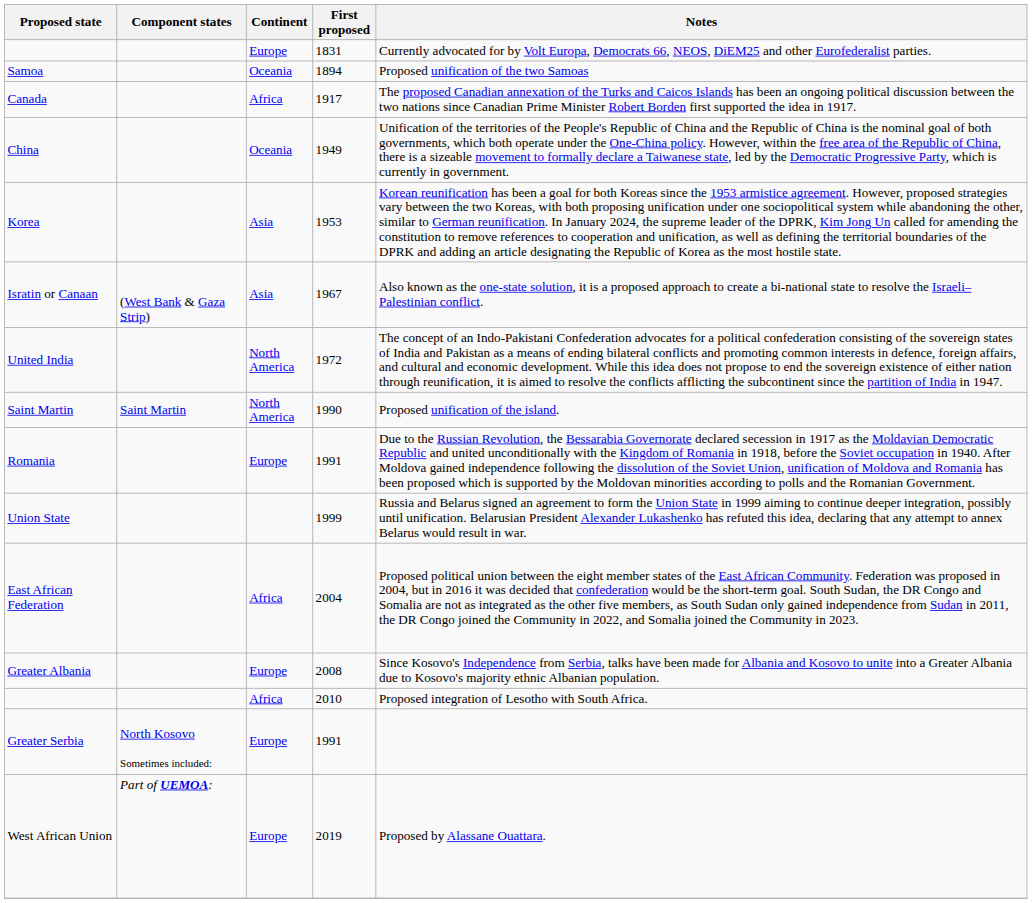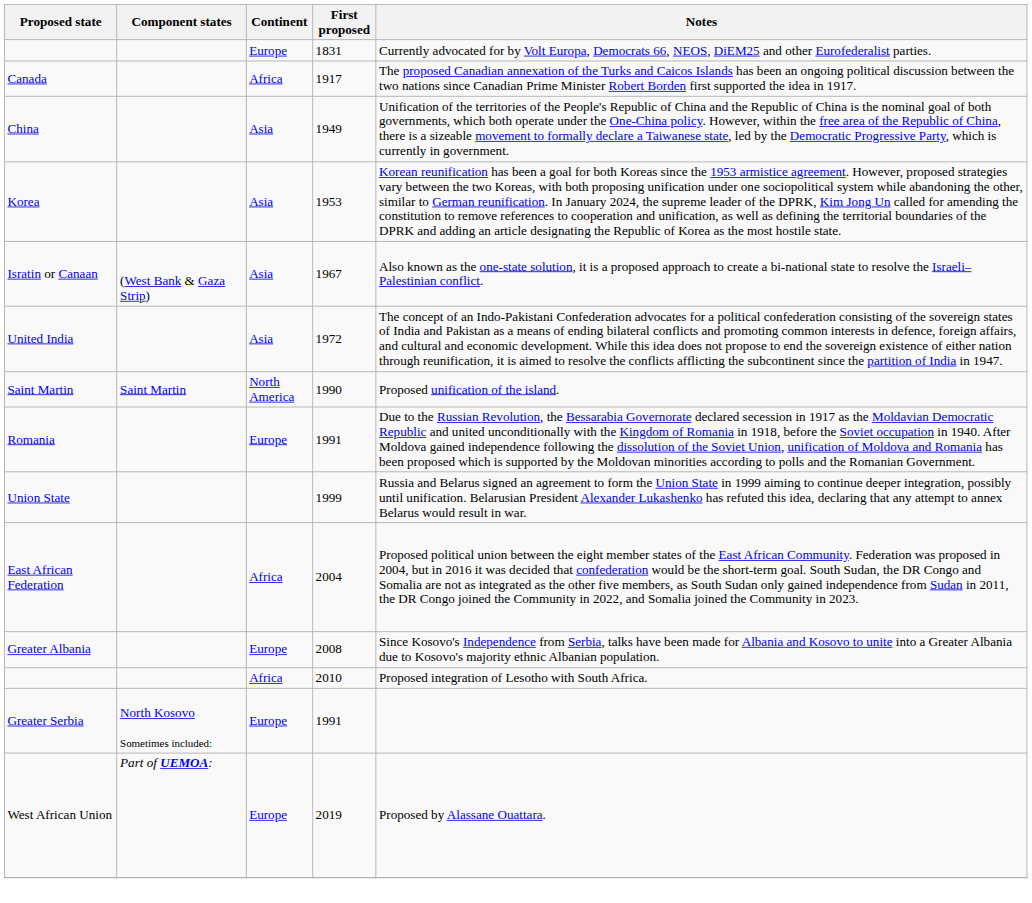- row: (25, 71)
(271, 149) Oceania -> (261, 128) Asia
(272, 359) North America -> (261, 339) Asia
